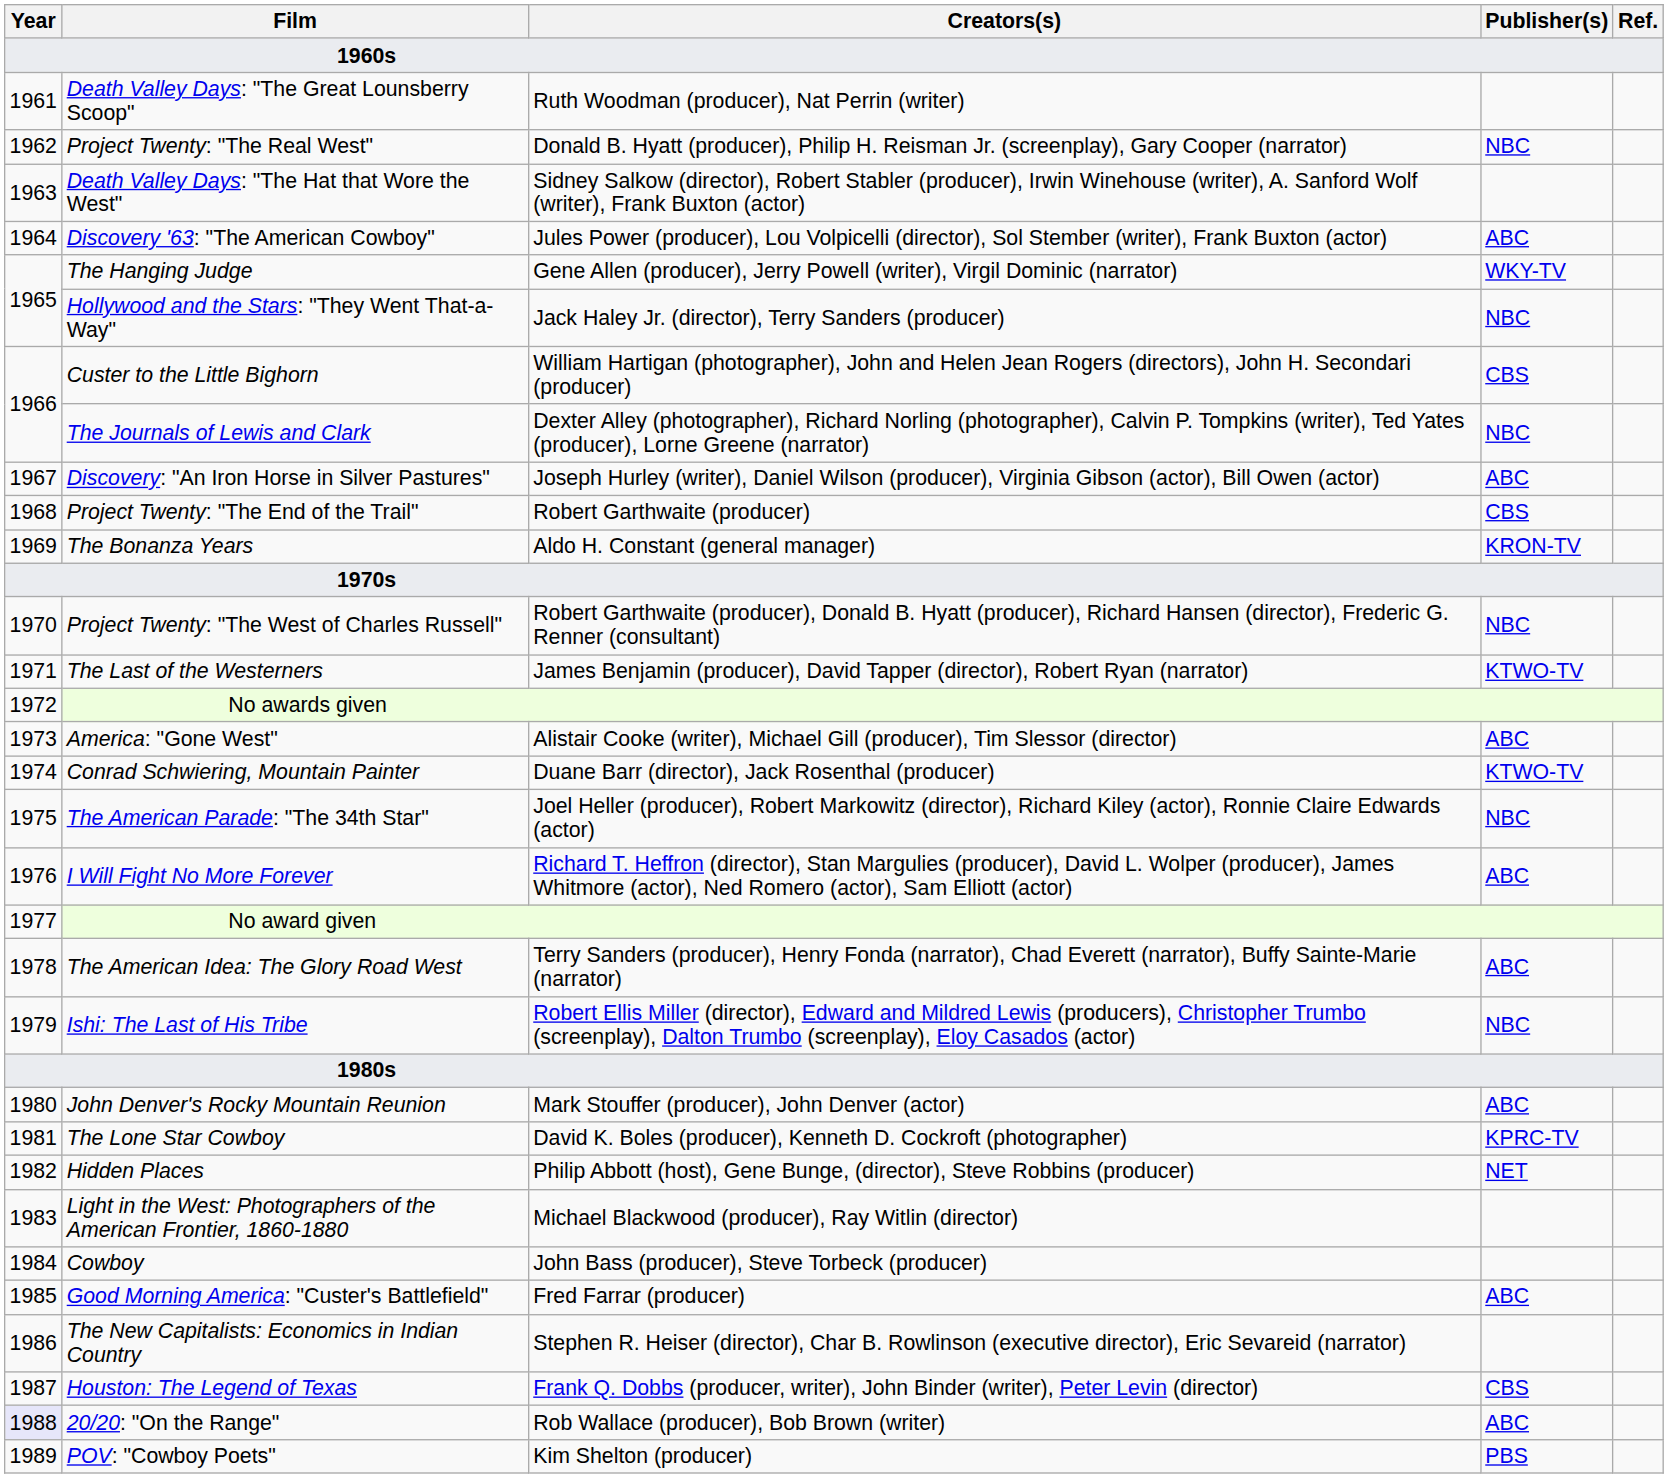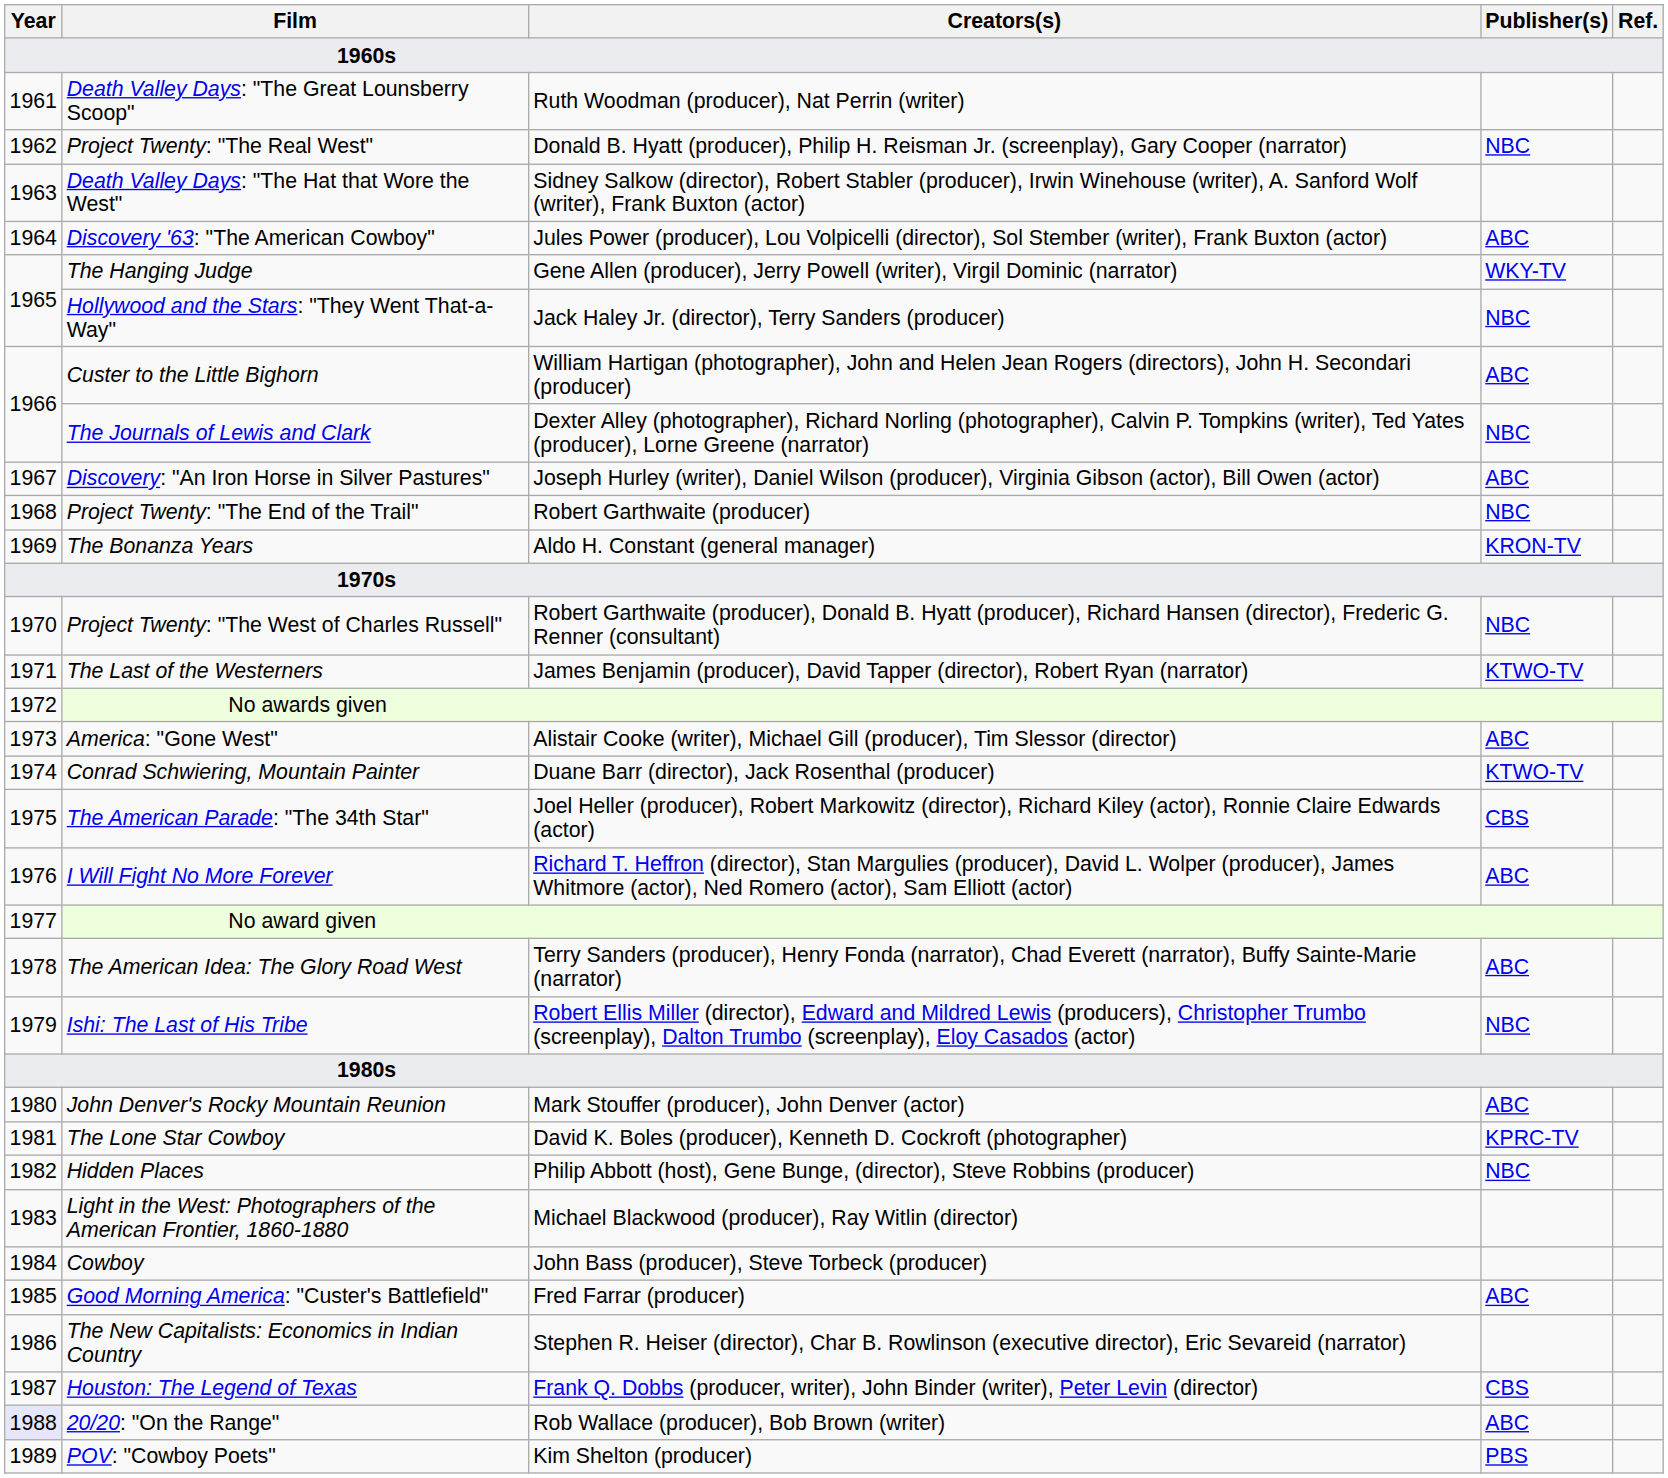(1507, 375) CBS -> (1507, 375) ABC
(1507, 512) CBS -> (1508, 512) NBC
(1508, 818) NBC -> (1507, 818) CBS
(1507, 1171) NET -> (1508, 1171) NBC
